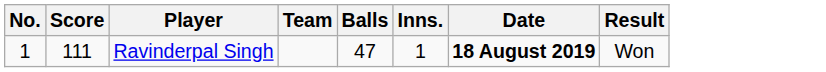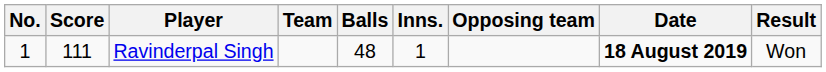+ column: (524, 20)
(365, 51) 47 -> (365, 51) 48
